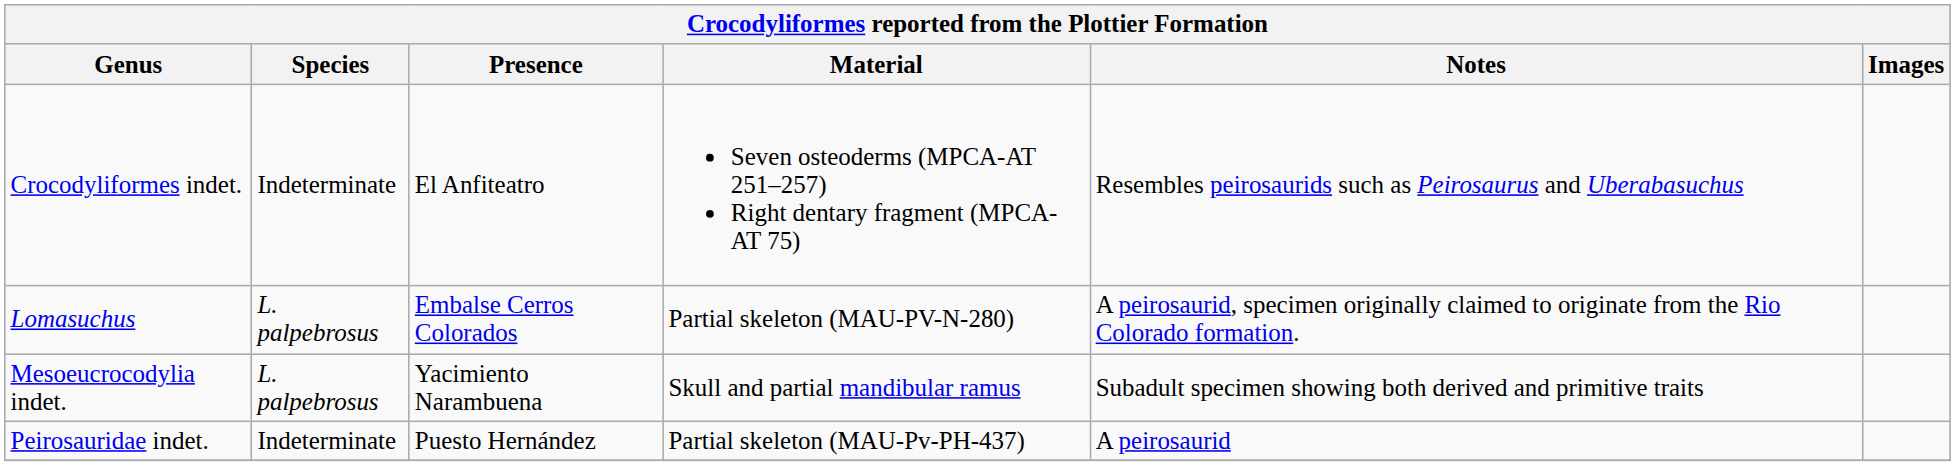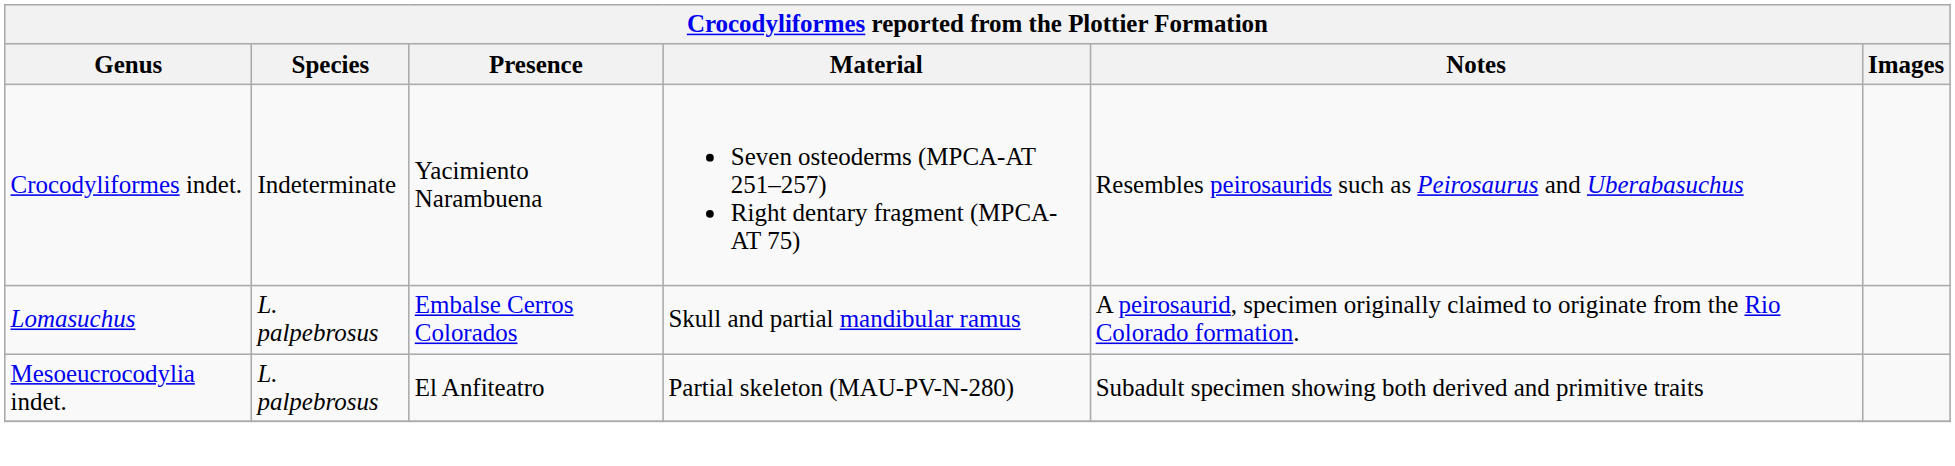(480, 184) El Anfiteatro -> (479, 184) Yacimiento Narambuena
(841, 319) Partial skeleton (MAU-PV-N-280) -> (845, 319) Skull and partial mandibular ramus
(479, 386) Yacimiento Narambuena -> (480, 386) El Anfiteatro
(845, 386) Skull and partial mandibular ramus -> (841, 386) Partial skeleton (MAU-PV-N-280)
- row: (110, 440)
